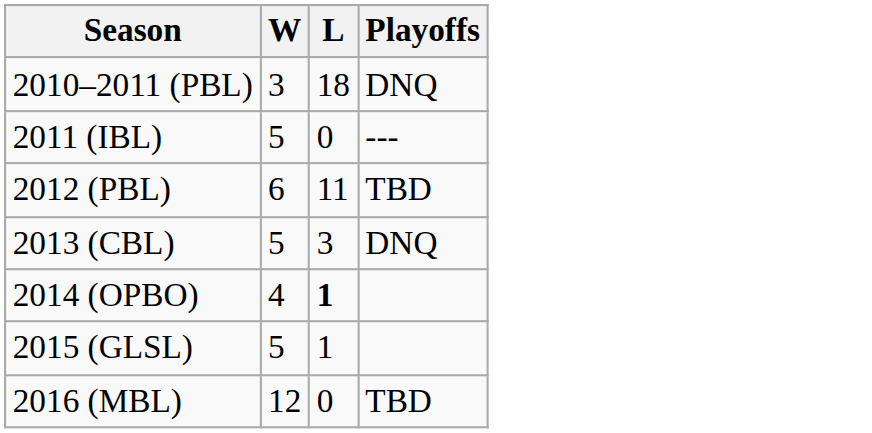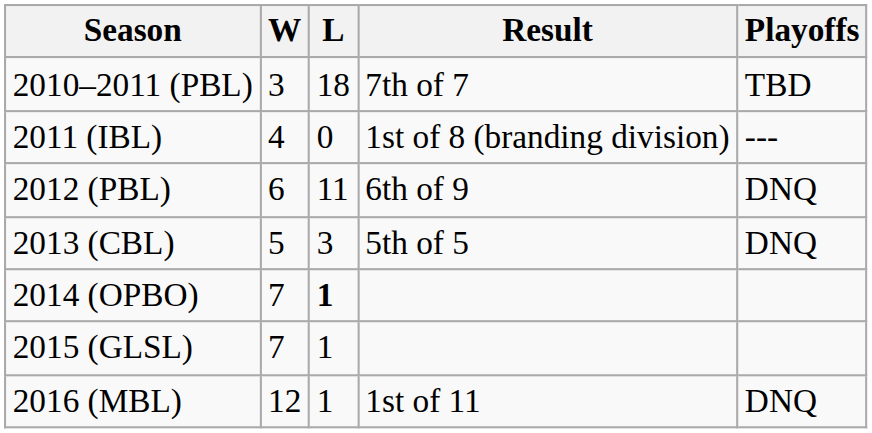+ column: (547, 30)
(401, 83) DNQ -> (778, 83) TBD
(276, 136) 5 -> (276, 136) 4
(399, 189) TBD -> (781, 189) DNQ
(276, 294) 4 -> (276, 294) 7
(276, 347) 5 -> (276, 347) 7
(325, 400) 0 -> (325, 400) 1
(399, 400) TBD -> (781, 400) DNQ
